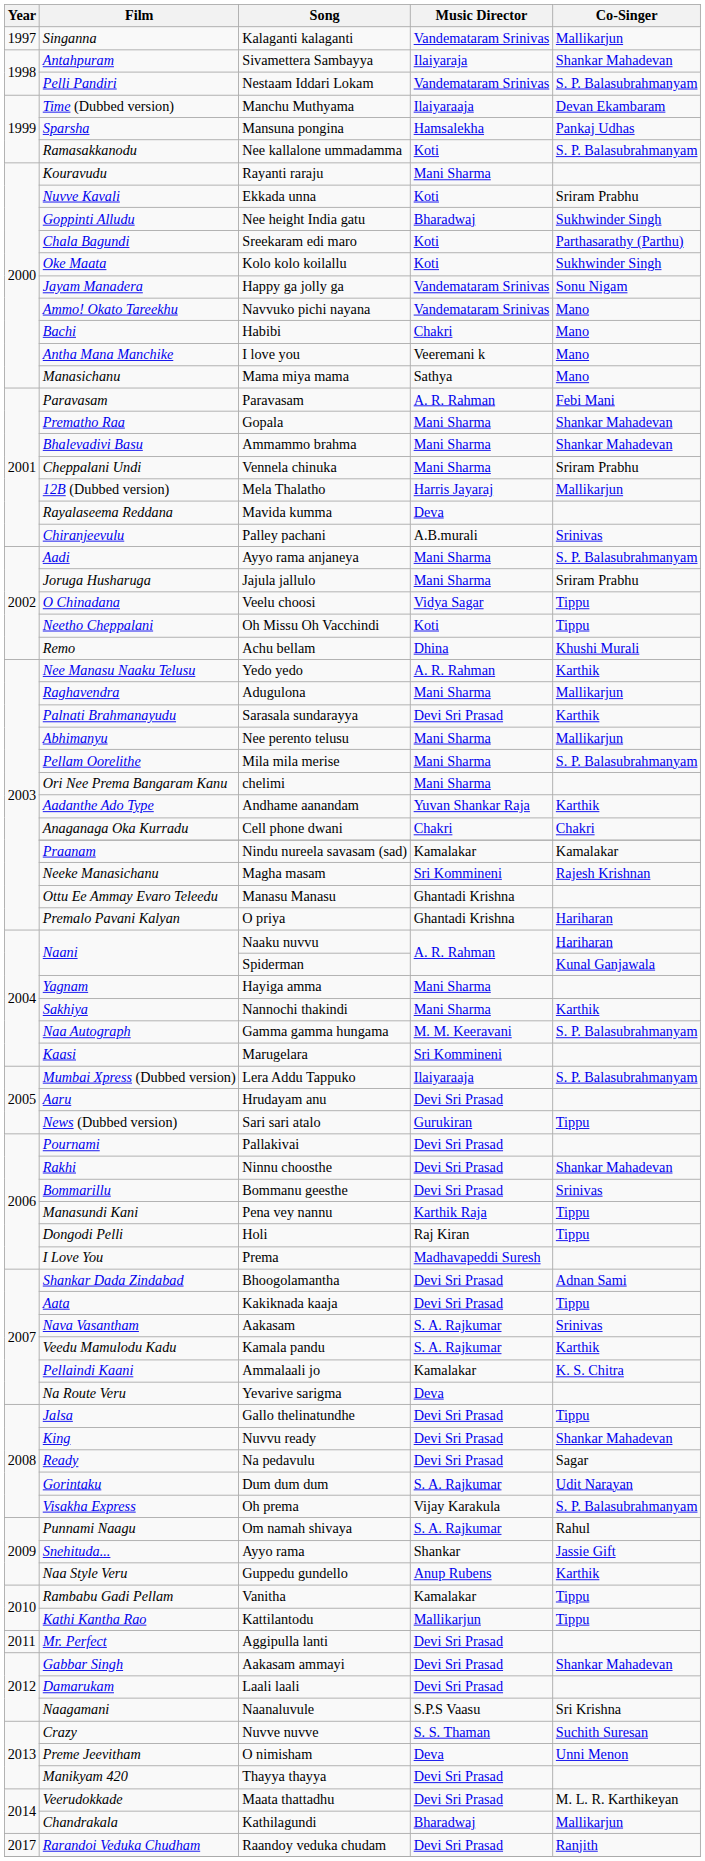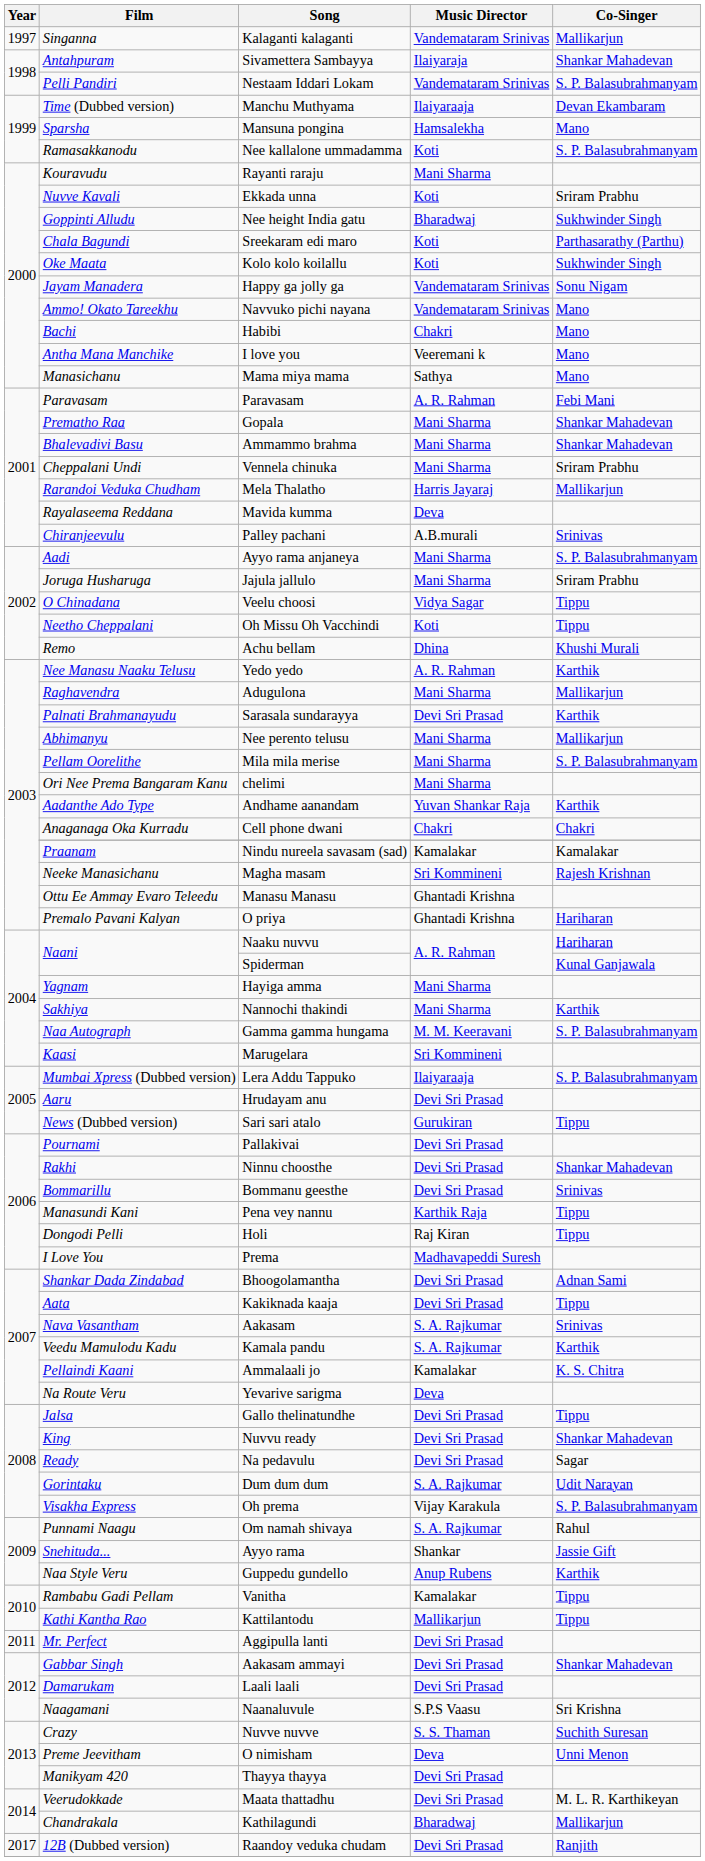(595, 128) Pankaj Udhas -> (572, 128) Mano
(106, 490) 12B (Dubbed version) -> (121, 490) Rarandoi Veduka Chudham
(121, 1845) Rarandoi Veduka Chudham -> (106, 1845) 12B (Dubbed version)
